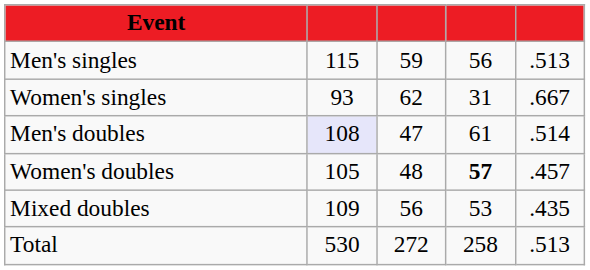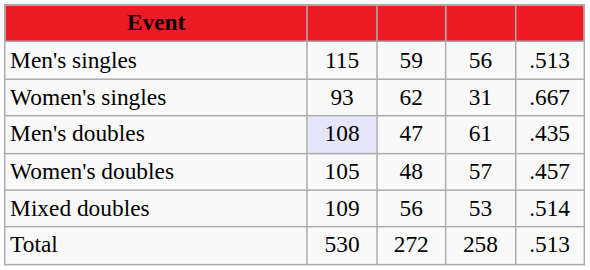(550, 134) .514 -> (550, 134) .435
(480, 171) bold -> (480, 171) normal
(550, 208) .435 -> (550, 208) .514
